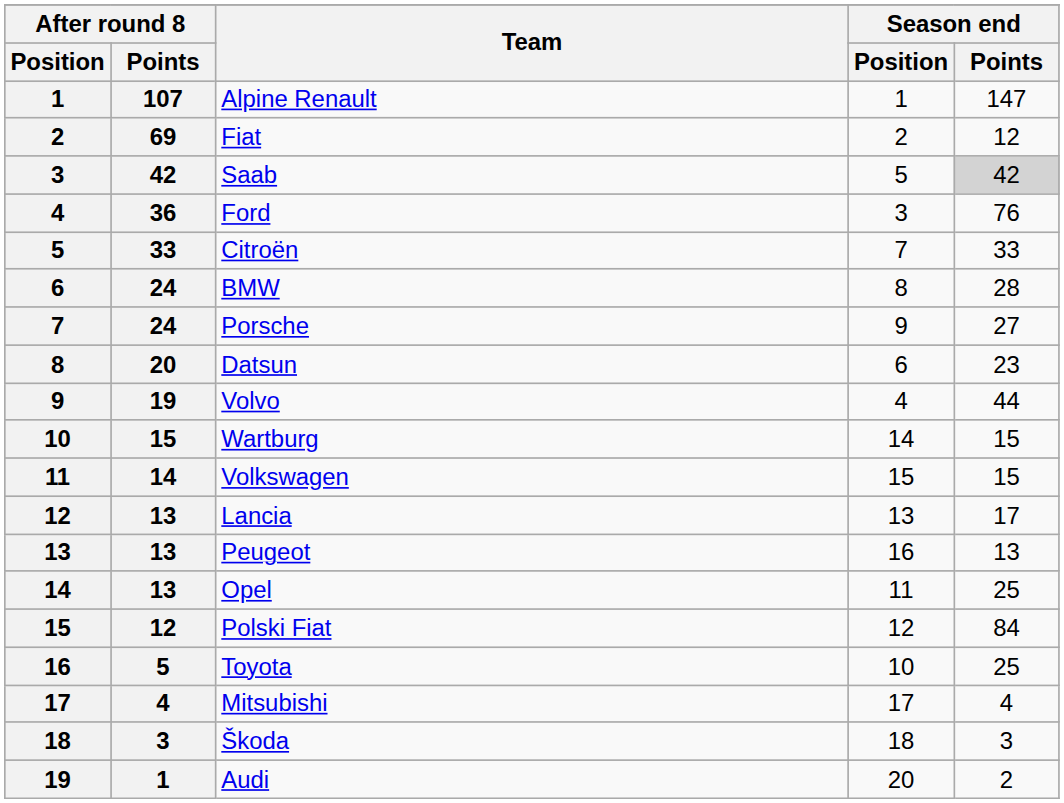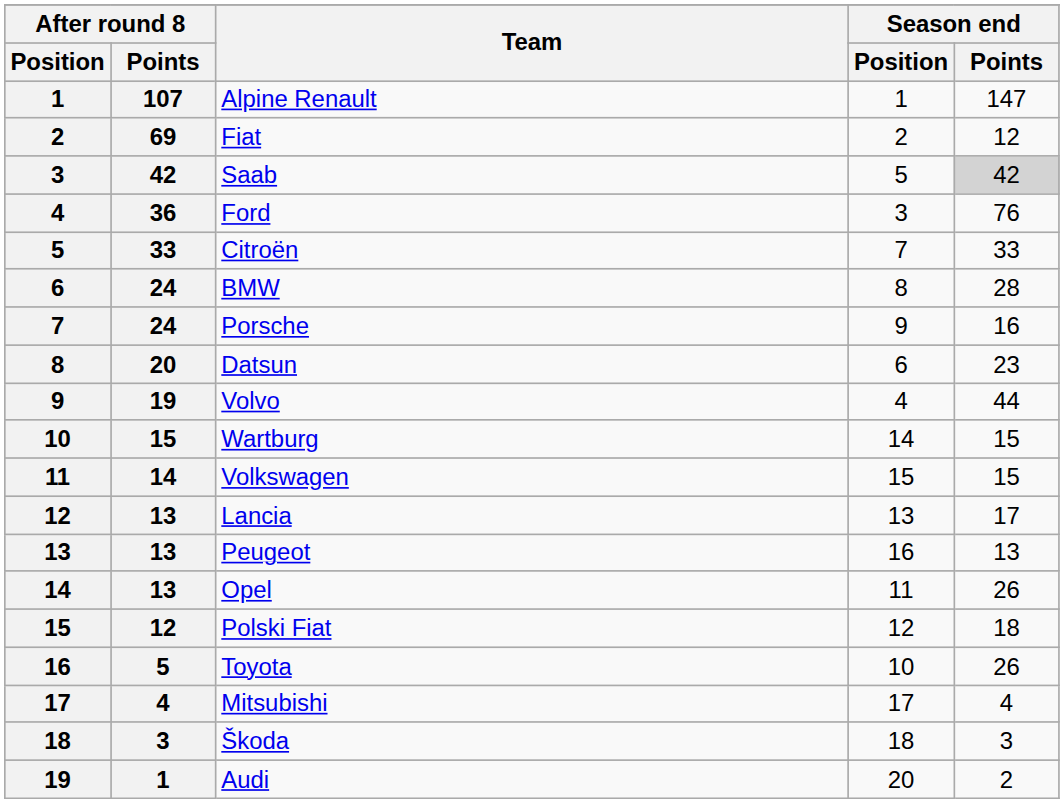(1006, 326) 27 -> (1006, 326) 16
(1006, 591) 25 -> (1006, 591) 26
(1006, 628) 84 -> (1006, 628) 18
(1006, 666) 25 -> (1006, 666) 26
